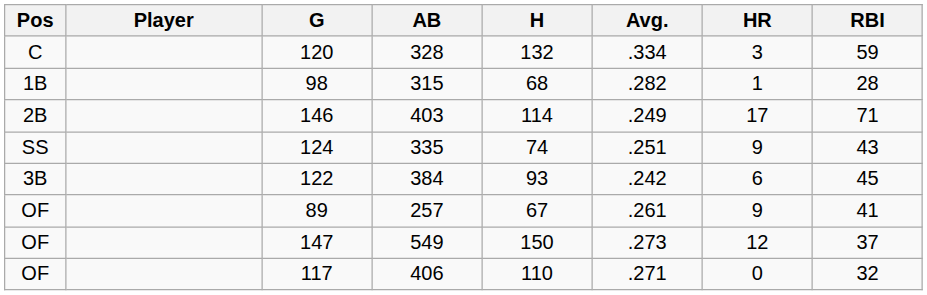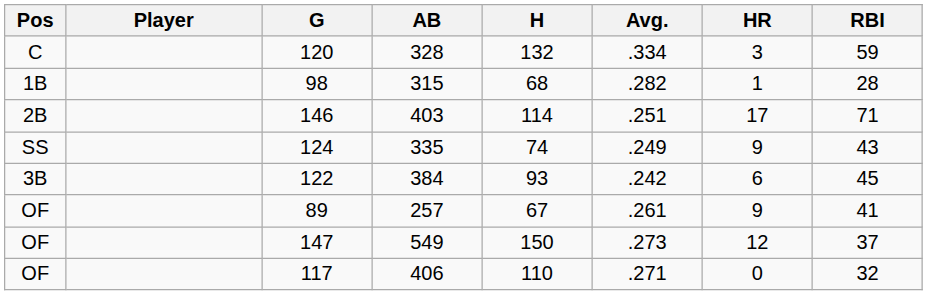(647, 115) .249 -> (647, 115) .251
(647, 147) .251 -> (647, 147) .249
